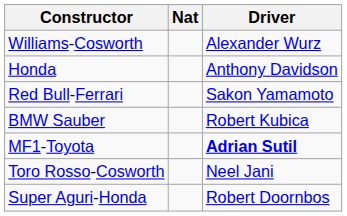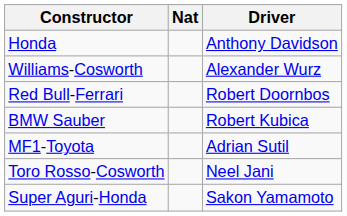rows swapped: (76, 43) <-> (32, 69)
(270, 95) Sakon Yamamoto -> (268, 95) Robert Doornbos
(251, 146) bold -> (247, 146) normal
(268, 198) Robert Doornbos -> (270, 198) Sakon Yamamoto
